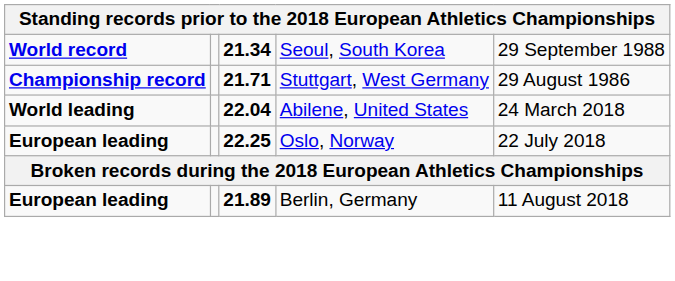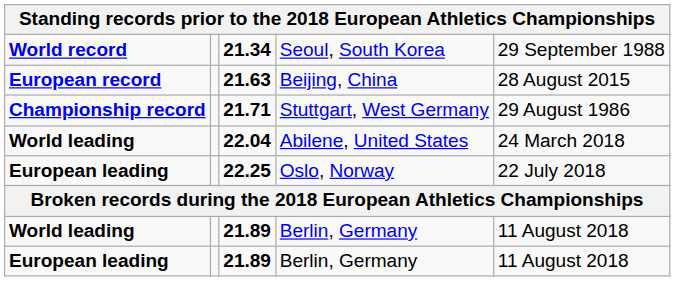+ row: (85, 79)
+ row: (72, 230)
